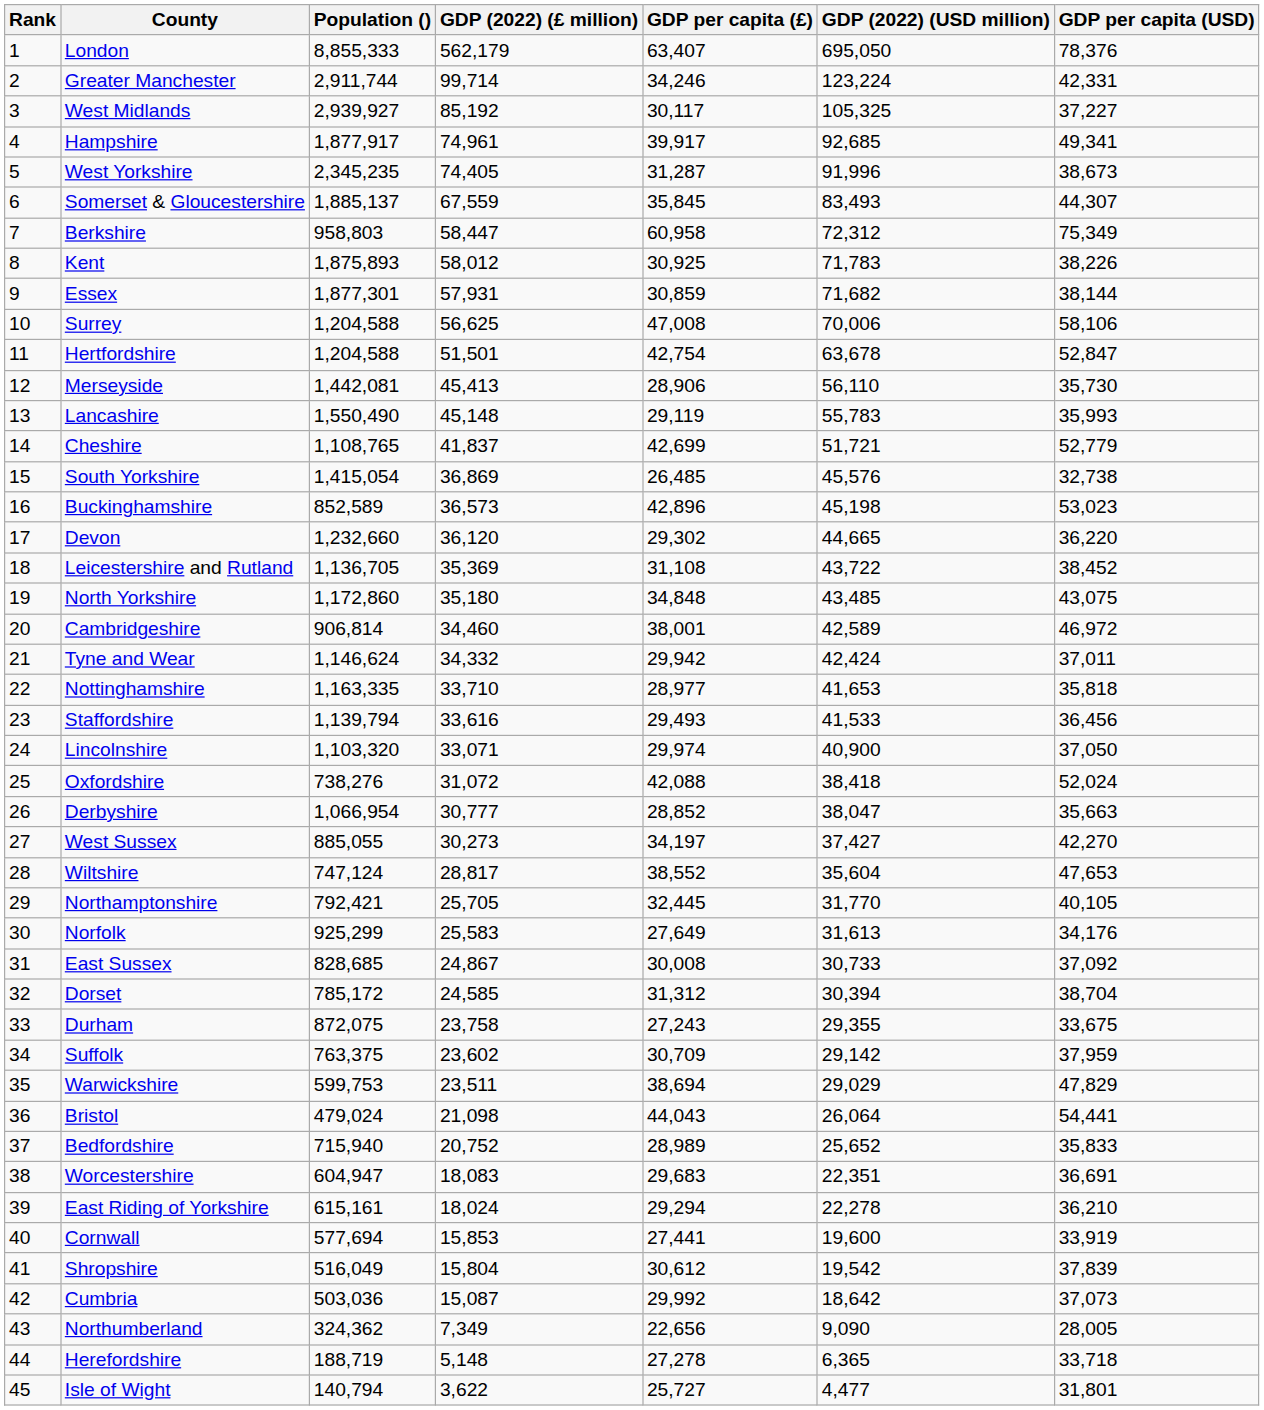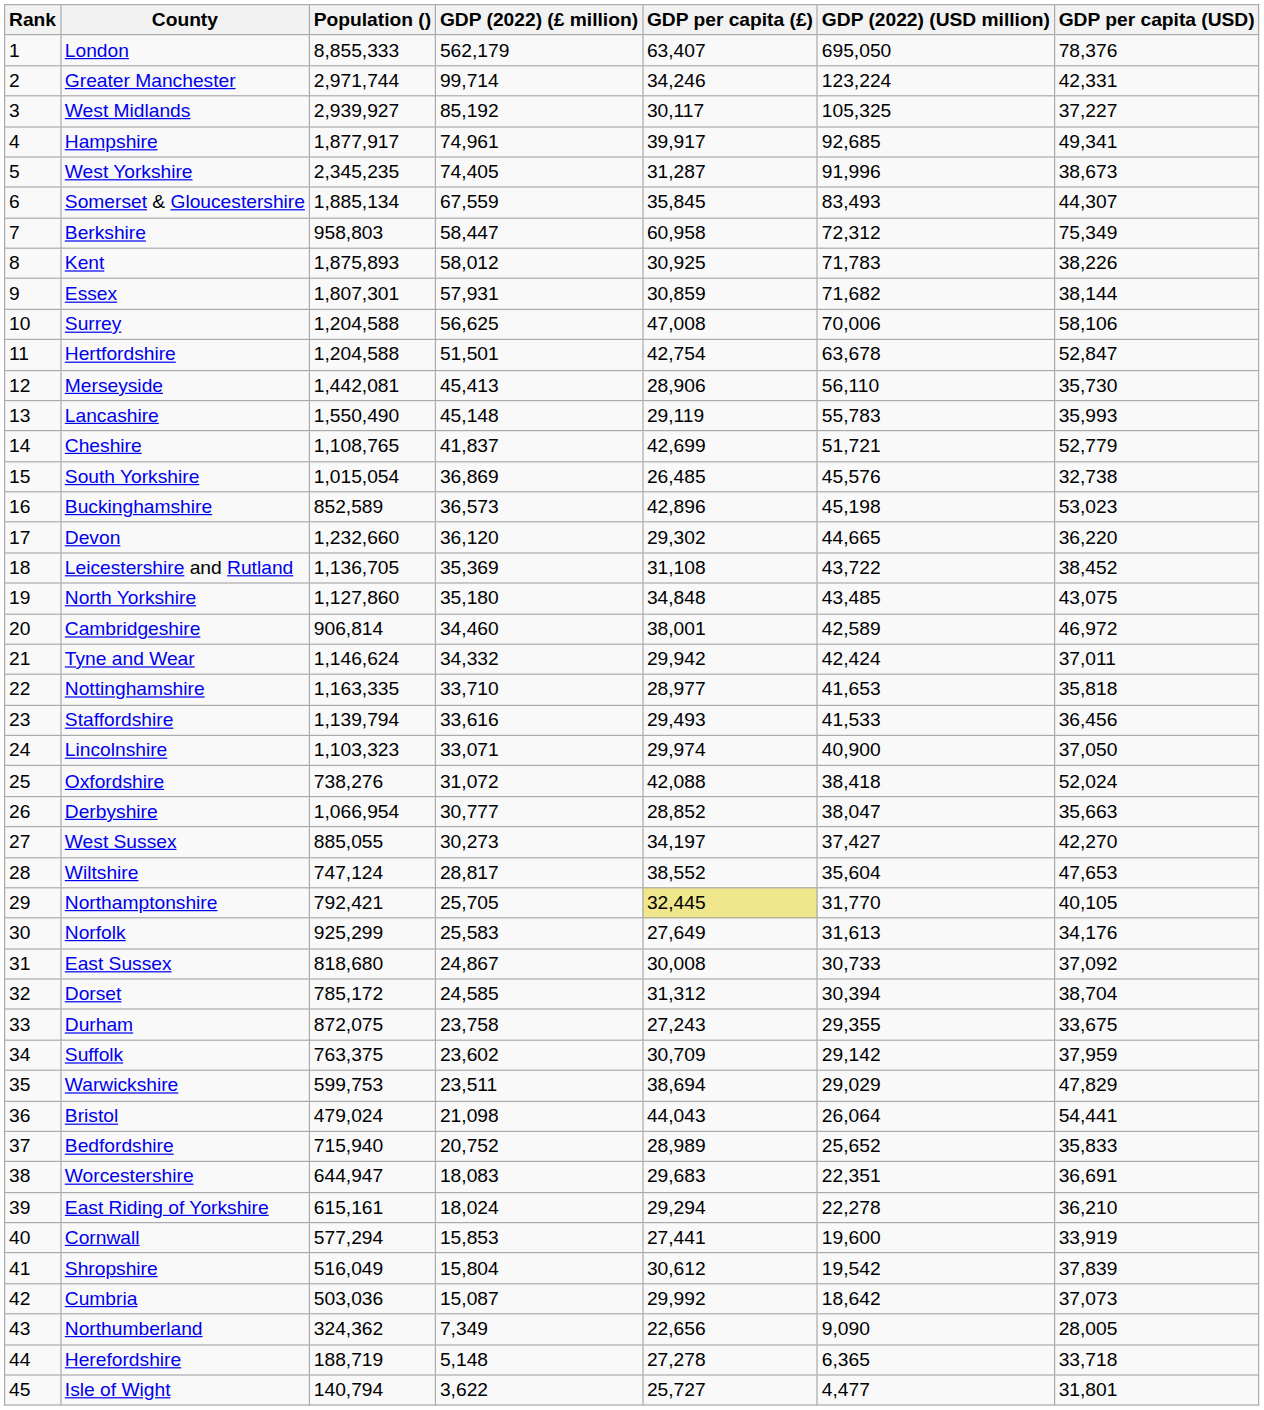(356, 80) 2,911,744 -> (356, 80) 2,971,744
(356, 202) 1,885,137 -> (356, 202) 1,885,134
(356, 293) 1,877,301 -> (356, 293) 1,807,301
(356, 476) 1,415,054 -> (356, 476) 1,015,054
(356, 598) 1,172,860 -> (356, 598) 1,127,860
(356, 750) 1,103,320 -> (356, 750) 1,103,323
(676, 902) no background -> (676, 902) khaki background
(348, 963) 828,685 -> (348, 963) 818,680
(348, 1176) 604,947 -> (348, 1176) 644,947
(348, 1237) 577,694 -> (348, 1237) 577,294
